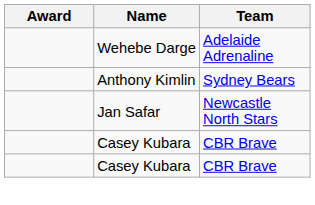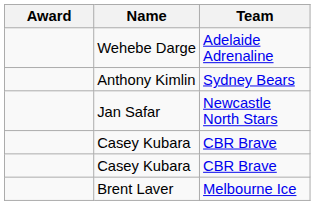+ row: (135, 189)
